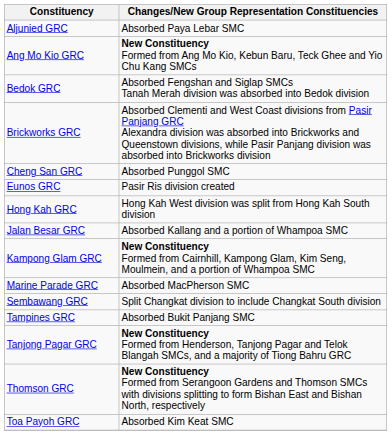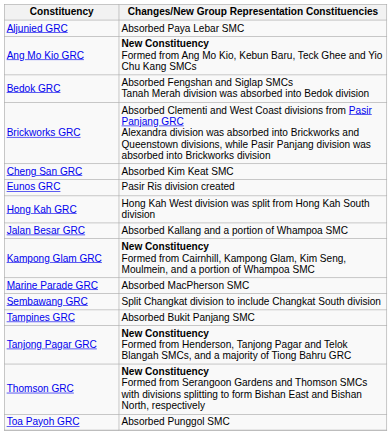(176, 171) Absorbed Punggol SMC -> (178, 171) Absorbed Kim Keat SMC
(178, 422) Absorbed Kim Keat SMC -> (176, 422) Absorbed Punggol SMC
